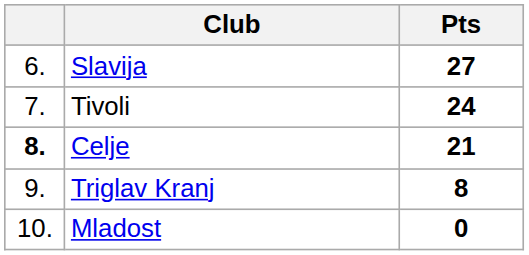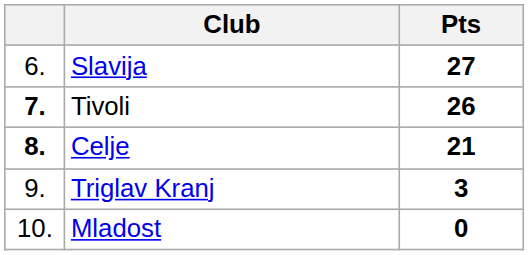(35, 106) normal -> (35, 106) bold
(461, 106) 24 -> (461, 106) 26
(461, 188) 8 -> (461, 188) 3
